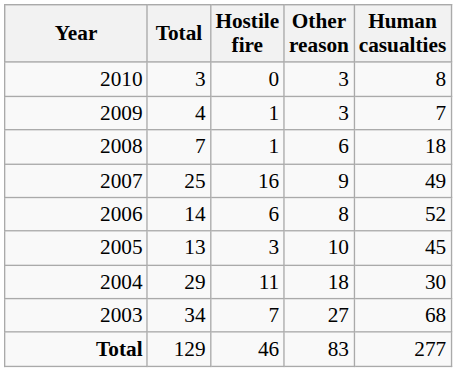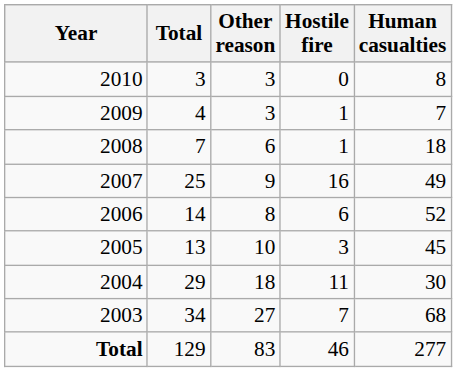columns swapped: (247, 33) <-> (319, 33)
